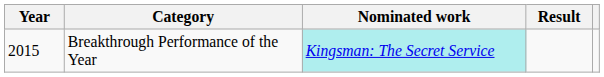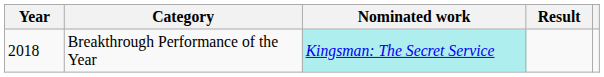(24, 50) 2015 -> (24, 50) 2018
